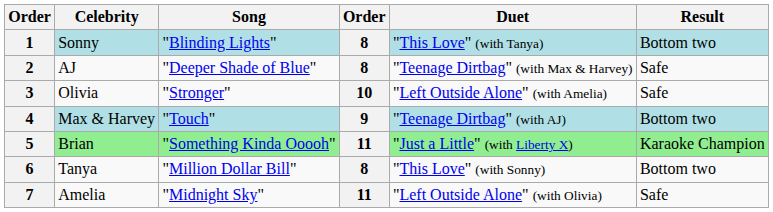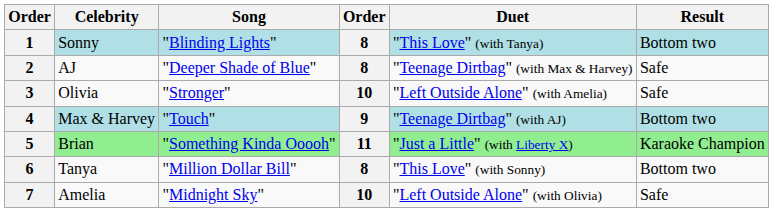(364, 194) 11 -> (364, 194) 10
